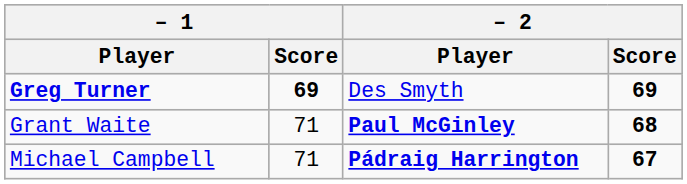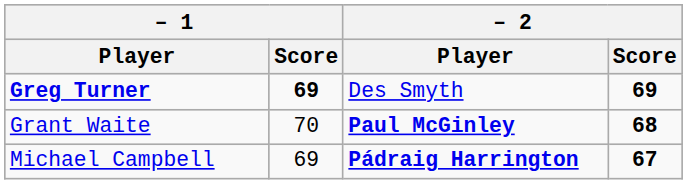(306, 126) 71 -> (306, 126) 70
(306, 161) 71 -> (306, 161) 69
